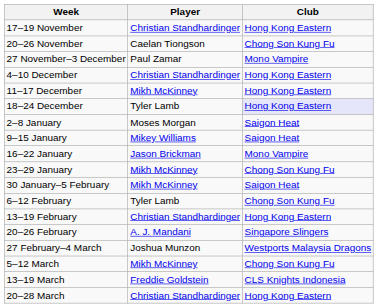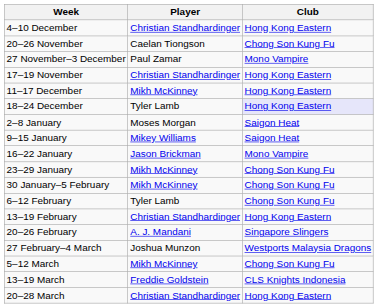rows swapped: (45, 28) <-> (42, 75)
(272, 185) Saigon Heat -> (290, 185) Chong Son Kung Fu
